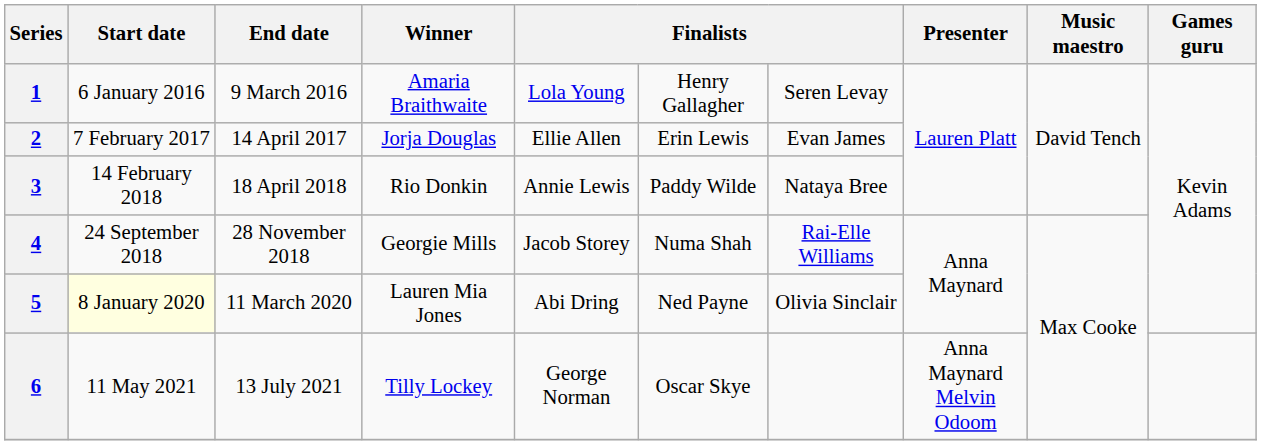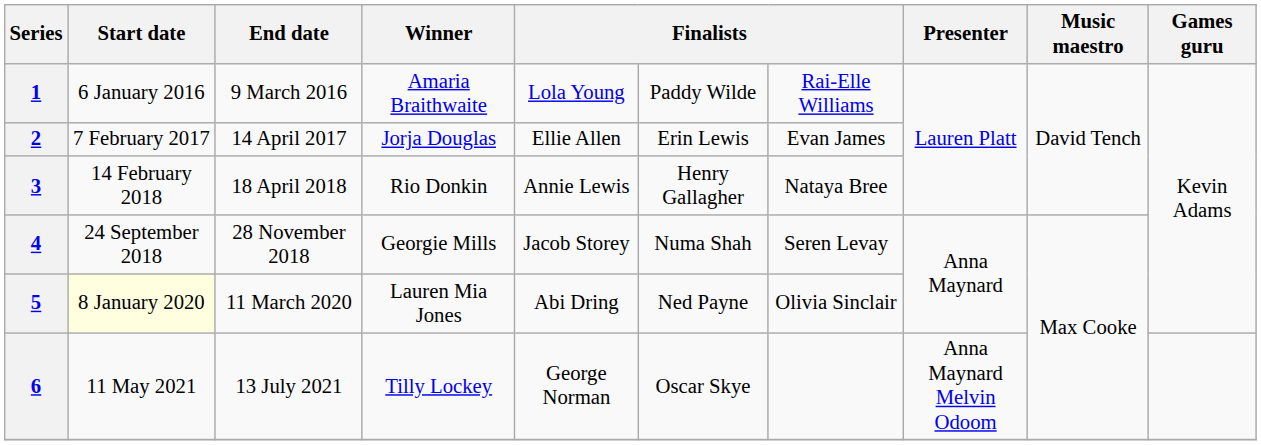(703, 92) Henry Gallagher -> (703, 92) Paddy Wilde
(836, 92) Seren Levay -> (836, 92) Rai-Elle Williams
(703, 185) Paddy Wilde -> (703, 185) Henry Gallagher
(836, 244) Rai-Elle Williams -> (836, 244) Seren Levay
